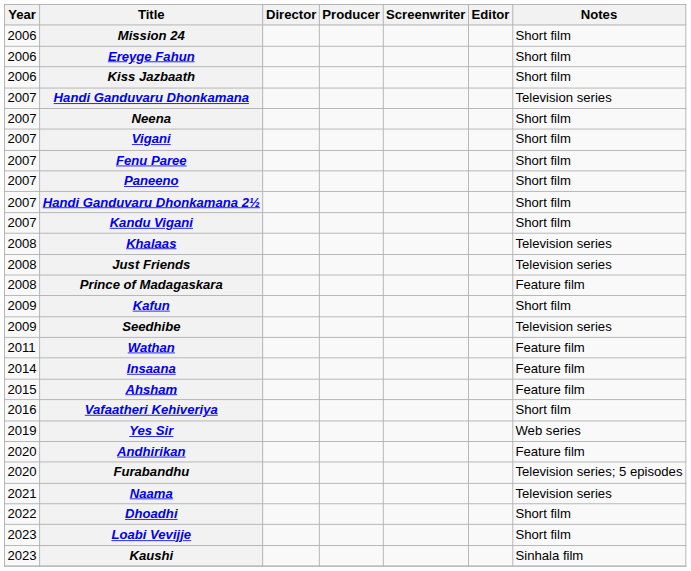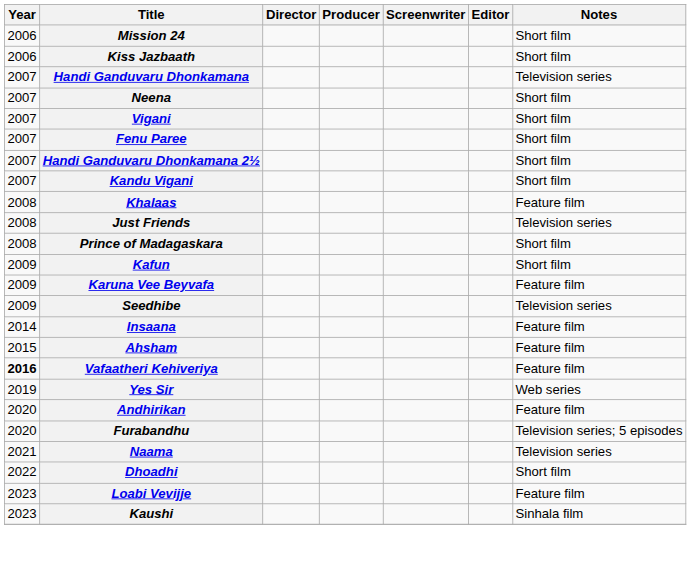- row: (151, 56)
- row: (151, 181)
(564, 243) Television series -> (550, 202) Feature film
(550, 285) Feature film -> (543, 243) Short film
+ row: (151, 285)
- row: (151, 347)
(22, 410) normal -> (22, 368) bold
(543, 410) Short film -> (550, 368) Feature film
(543, 535) Short film -> (550, 493) Feature film
